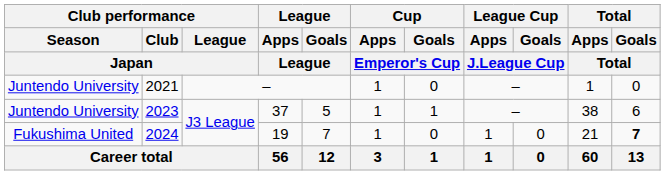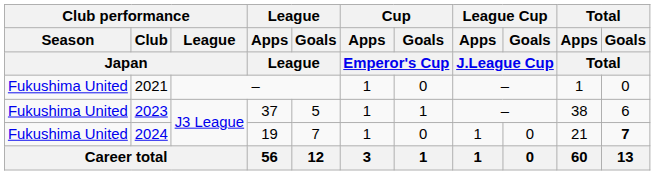(73, 87) Juntendo University -> (68, 87) Fukushima United
(73, 110) Juntendo University -> (68, 110) Fukushima United
